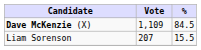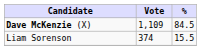(146, 38) 207 -> (146, 38) 374
